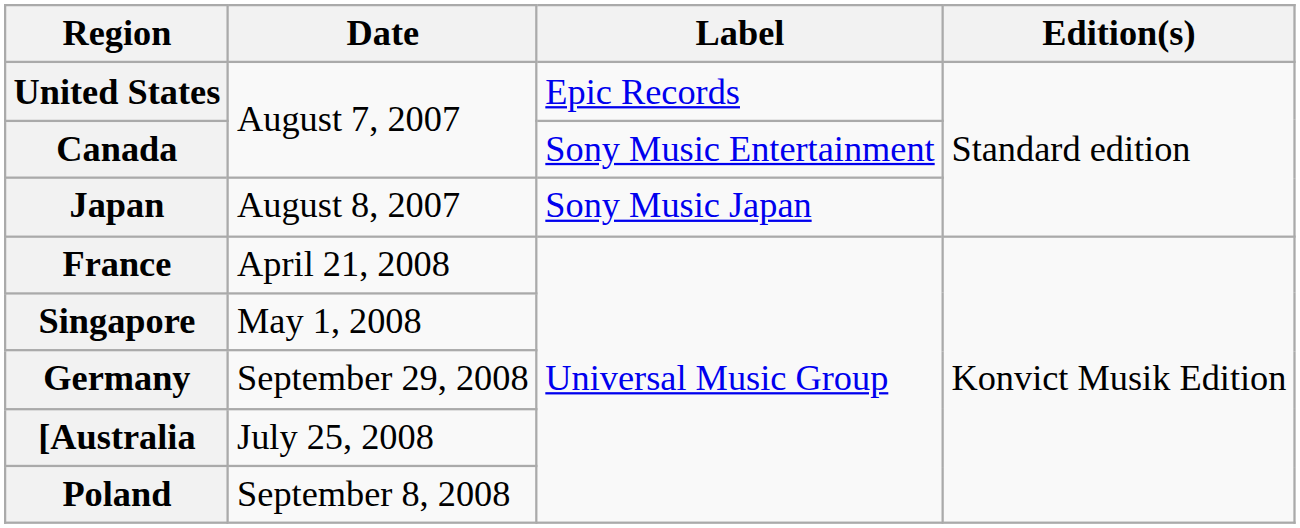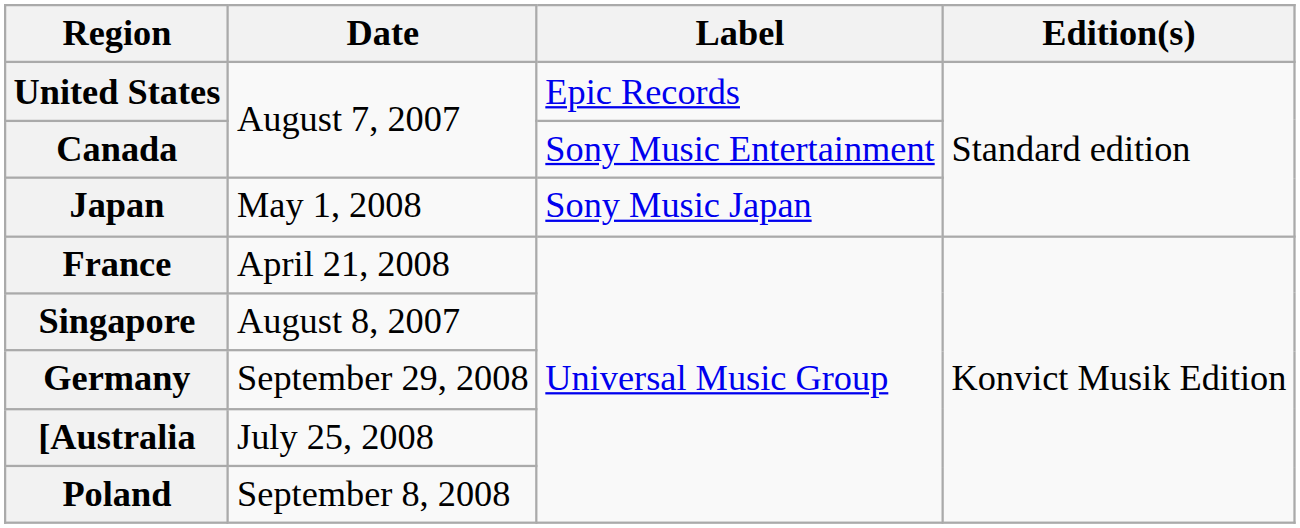(349, 206) August 8, 2007 -> (329, 206) May 1, 2008
(329, 321) May 1, 2008 -> (349, 321) August 8, 2007
